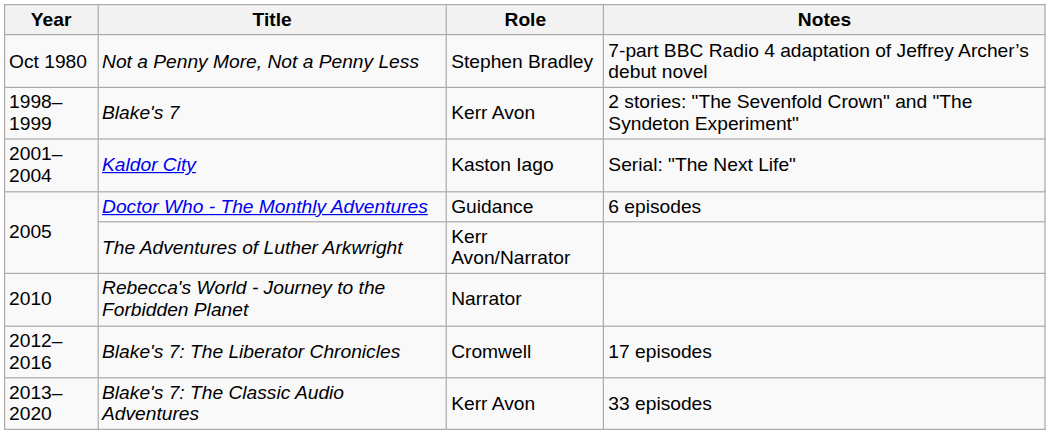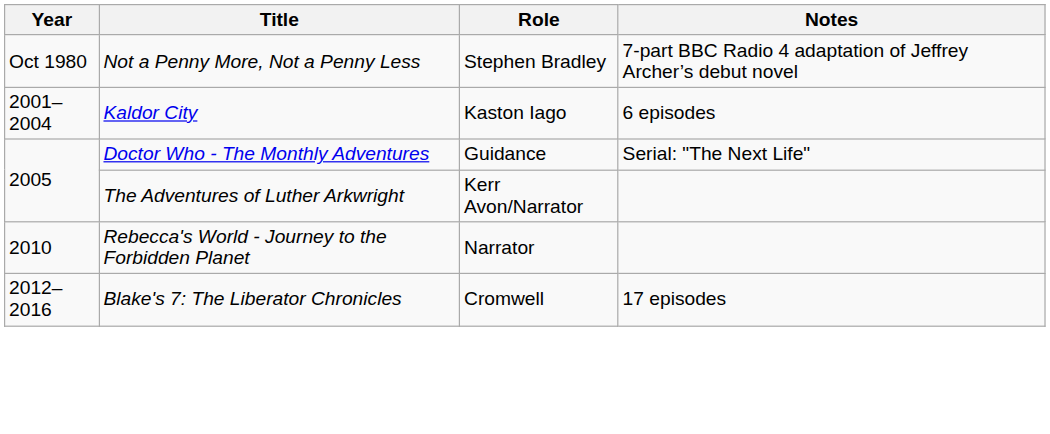- row: (141, 113)
(702, 165) Serial: "The Next Life" -> (669, 113) 6 episodes
(655, 206) 6 episodes -> (716, 154) Serial: "The Next Life"
- row: (223, 403)
